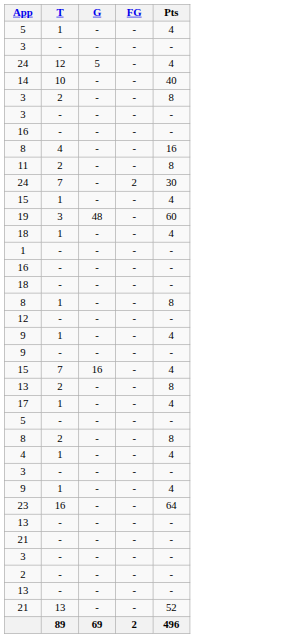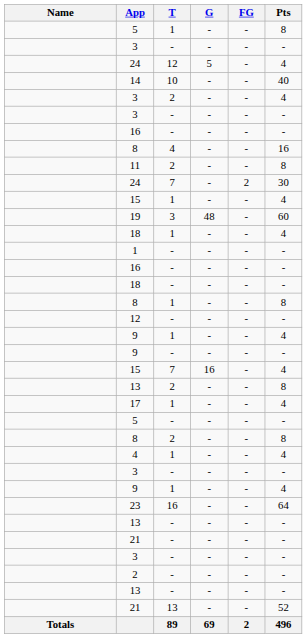+ column: (60, 13)
(171, 30) 4 -> (283, 30) 8
(171, 98) 8 -> (283, 98) 4
